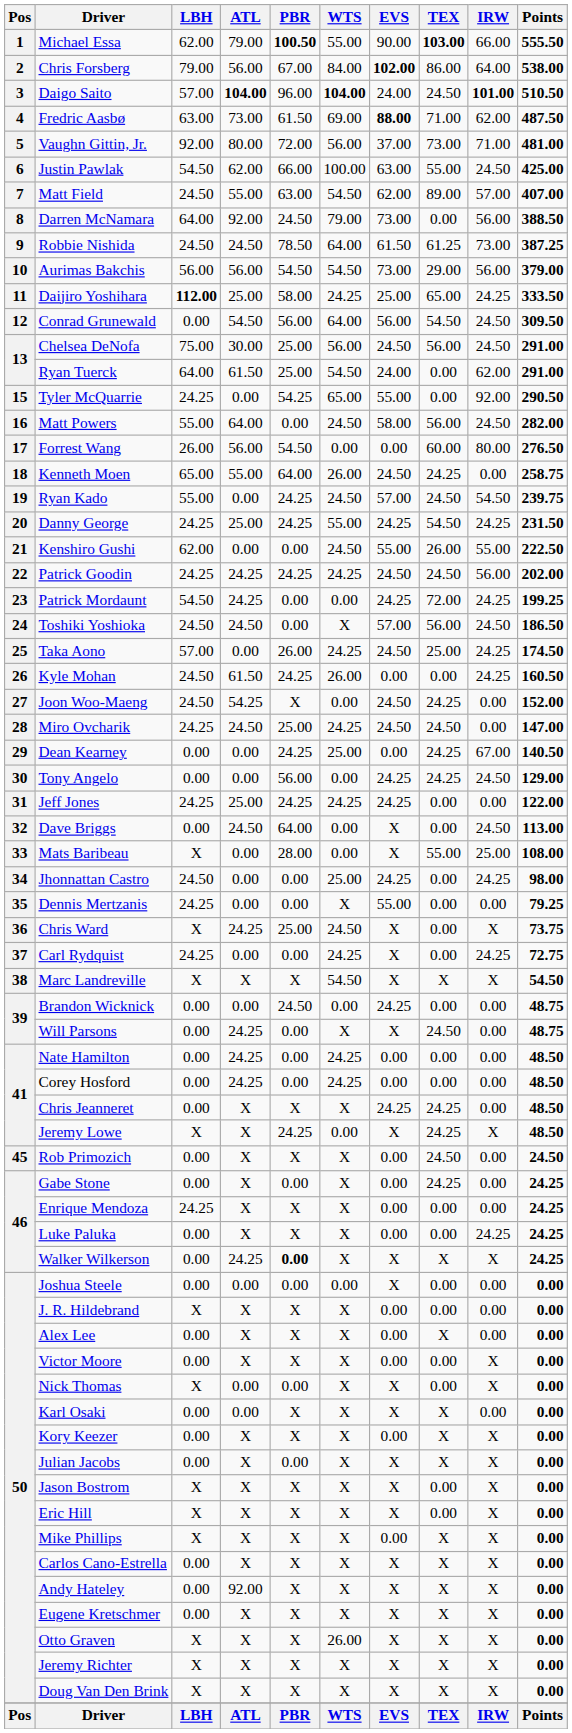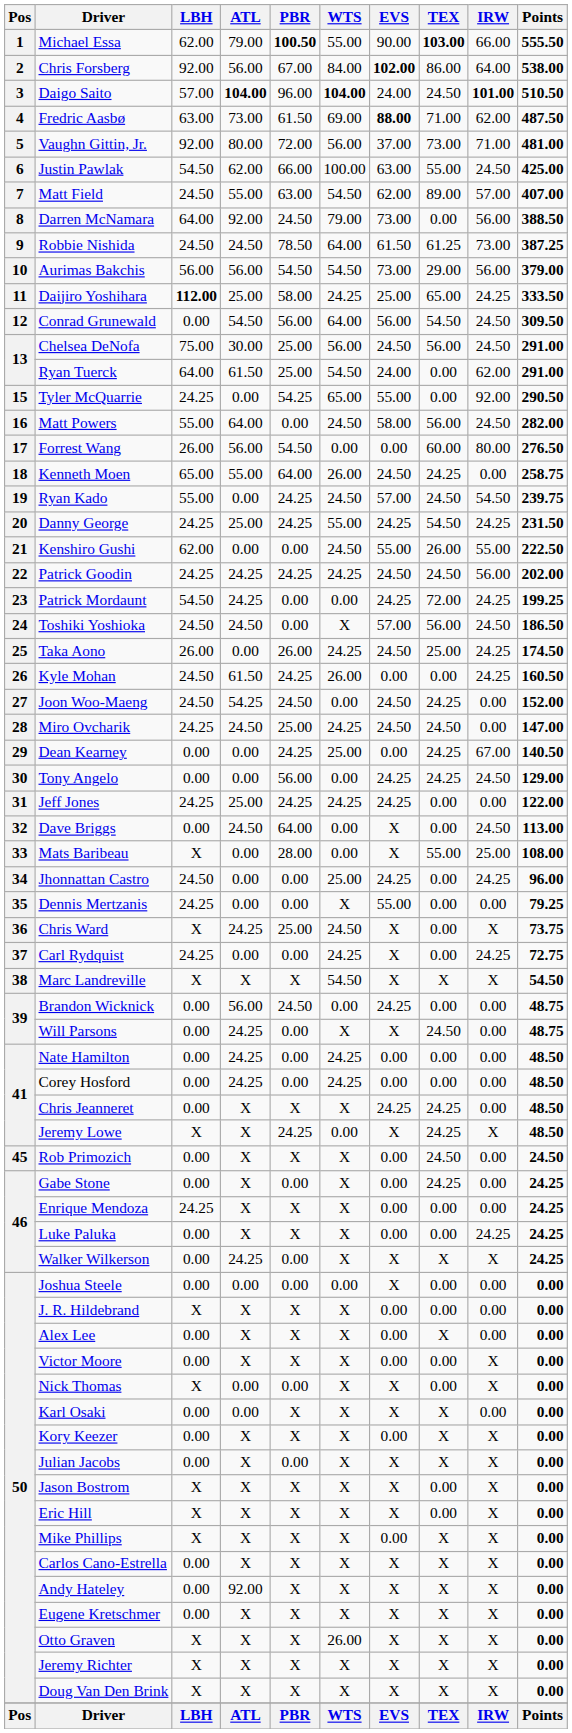(196, 67) 79.00 -> (196, 67) 92.00
(196, 650) 57.00 -> (196, 650) 26.00
(295, 701) X -> (295, 701) 24.50
(546, 878) 98.00 -> (546, 878) 96.00
(245, 1005) 0.00 -> (245, 1005) 56.00
(295, 1259) bold -> (295, 1259) normal
